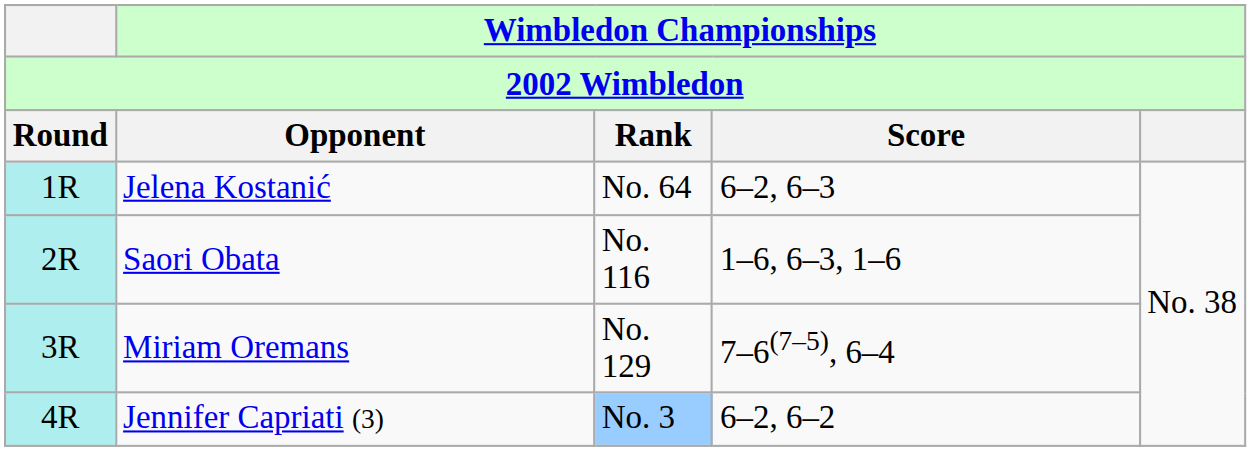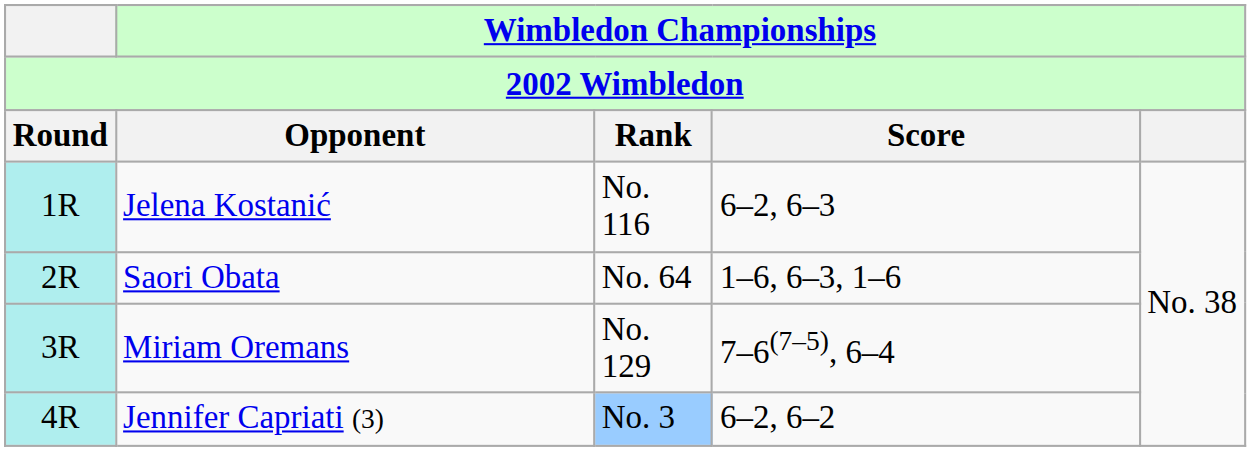(647, 187) No. 64 -> (626, 205) No. 116
(626, 258) No. 116 -> (647, 276) No. 64
